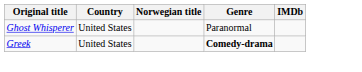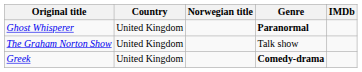(105, 28) United States -> (150, 28) United Kingdom
(229, 28) normal -> (283, 28) bold
+ row: (59, 43)
(105, 43) United States -> (150, 59) United Kingdom
